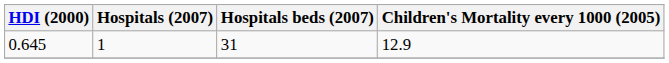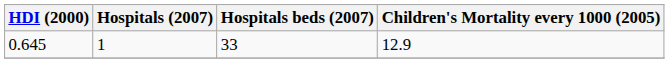(229, 44) 31 -> (229, 44) 33
